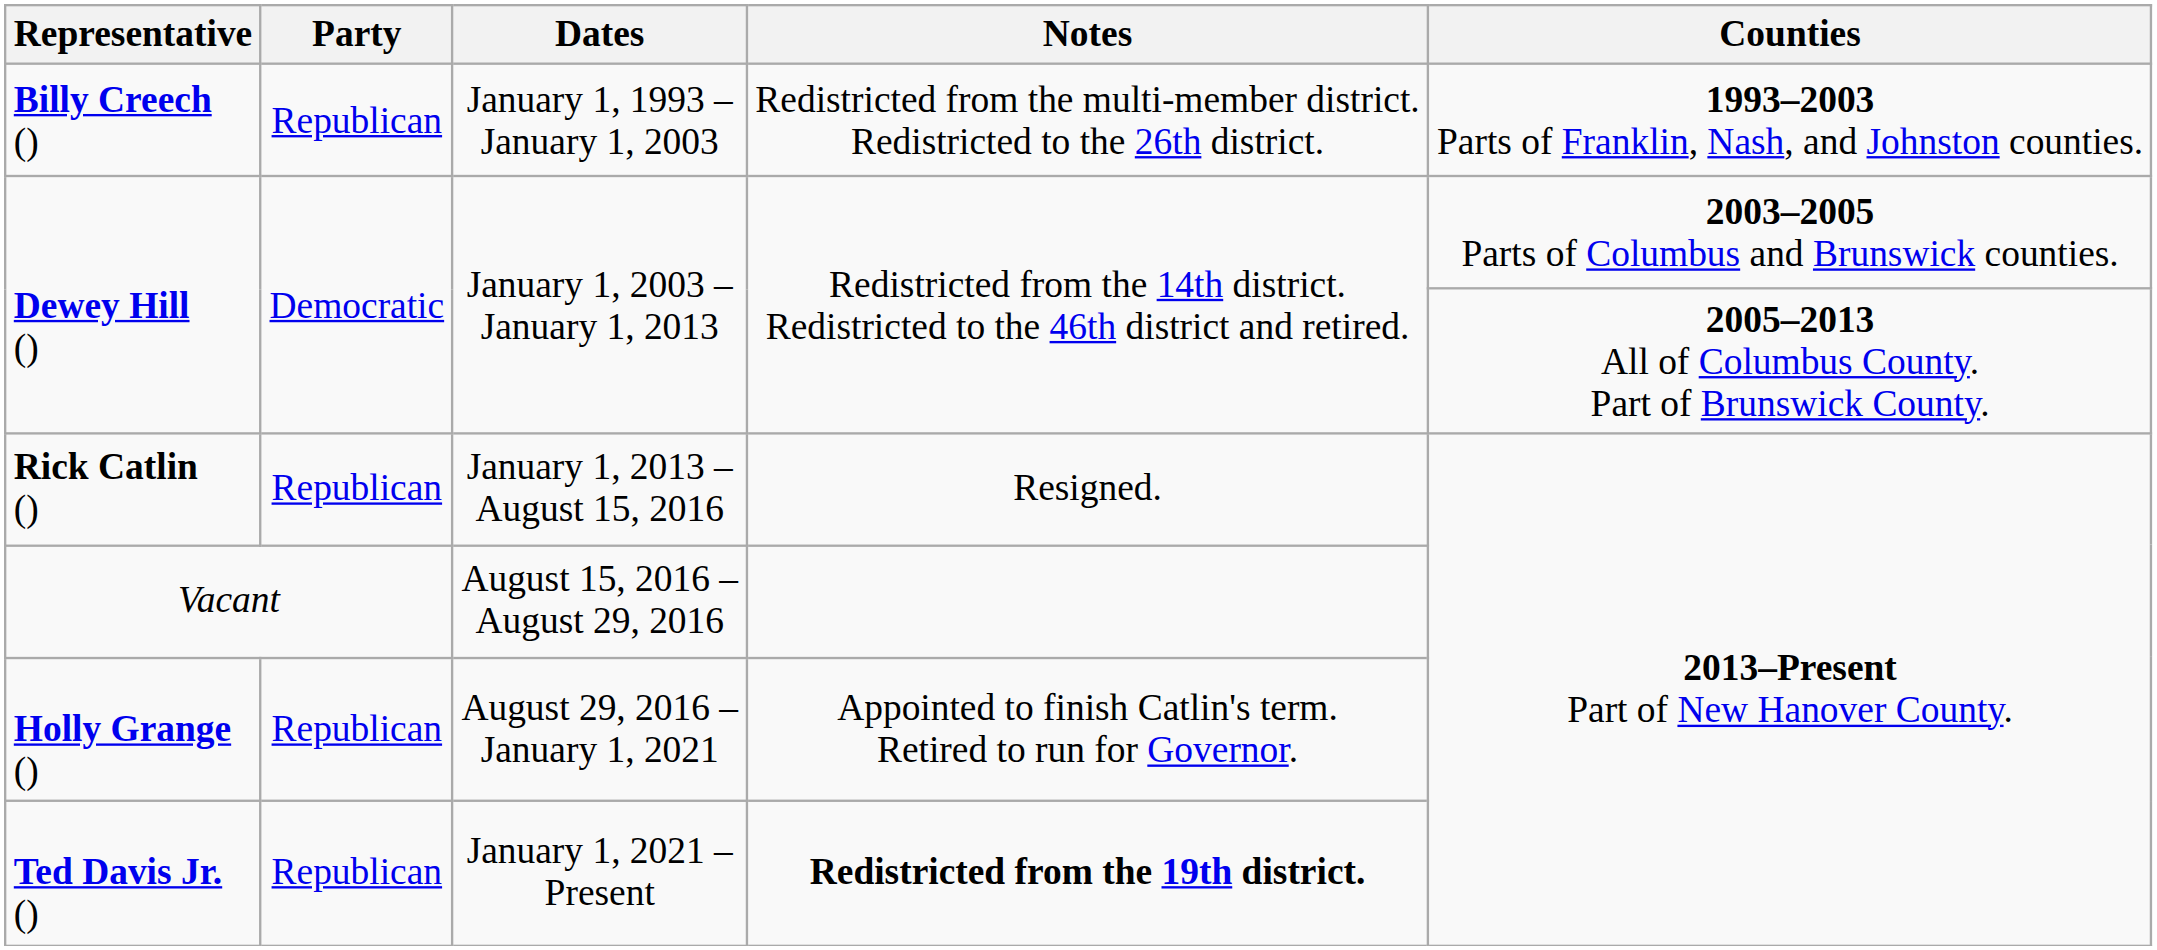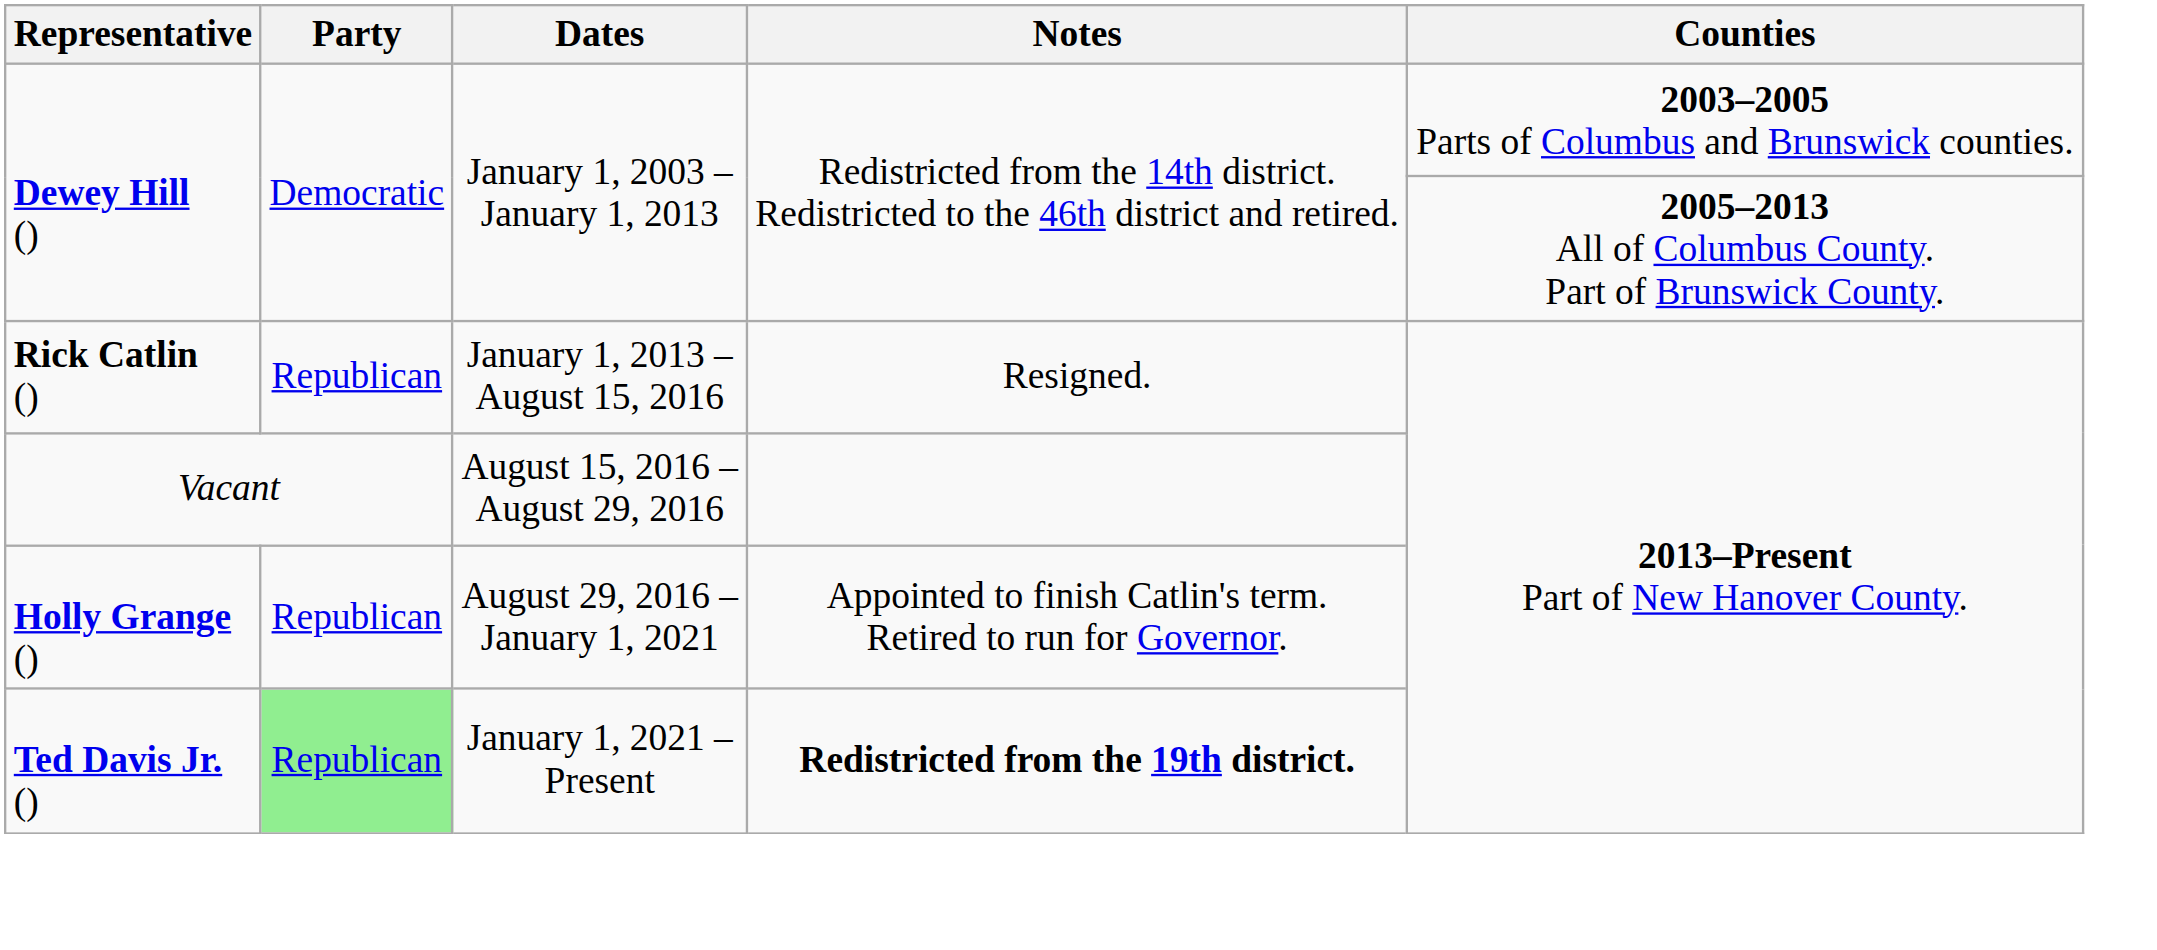- row: (113, 120)
(357, 872) no background -> (357, 759) lightgreen background
